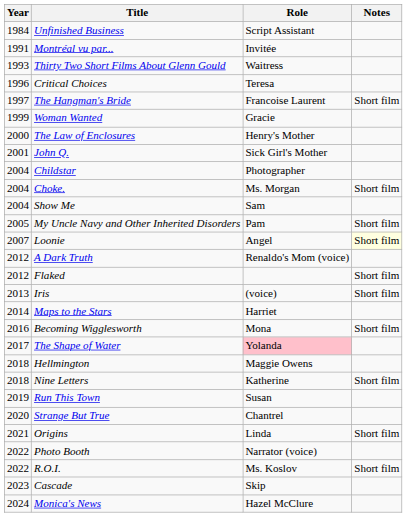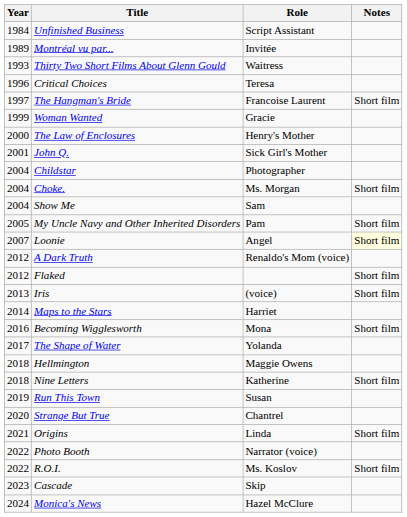(18, 48) 1991 -> (18, 48) 1989
(264, 345) pink background -> (264, 345) no background
